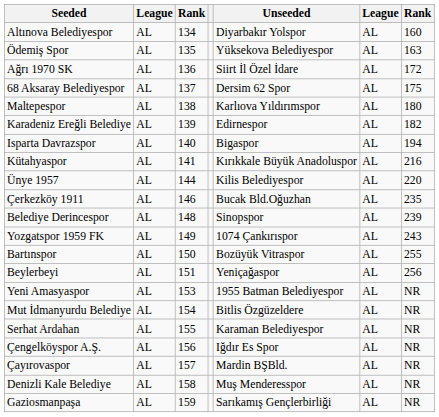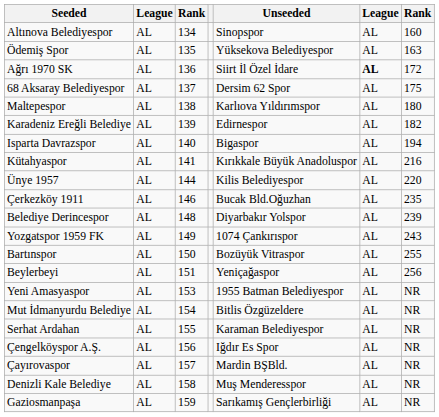(261, 32) Diyarbakır Yolspor -> (240, 32) Sinopspor
(370, 69) normal -> (370, 69) bold
(240, 217) Sinopspor -> (261, 217) Diyarbakır Yolspor
